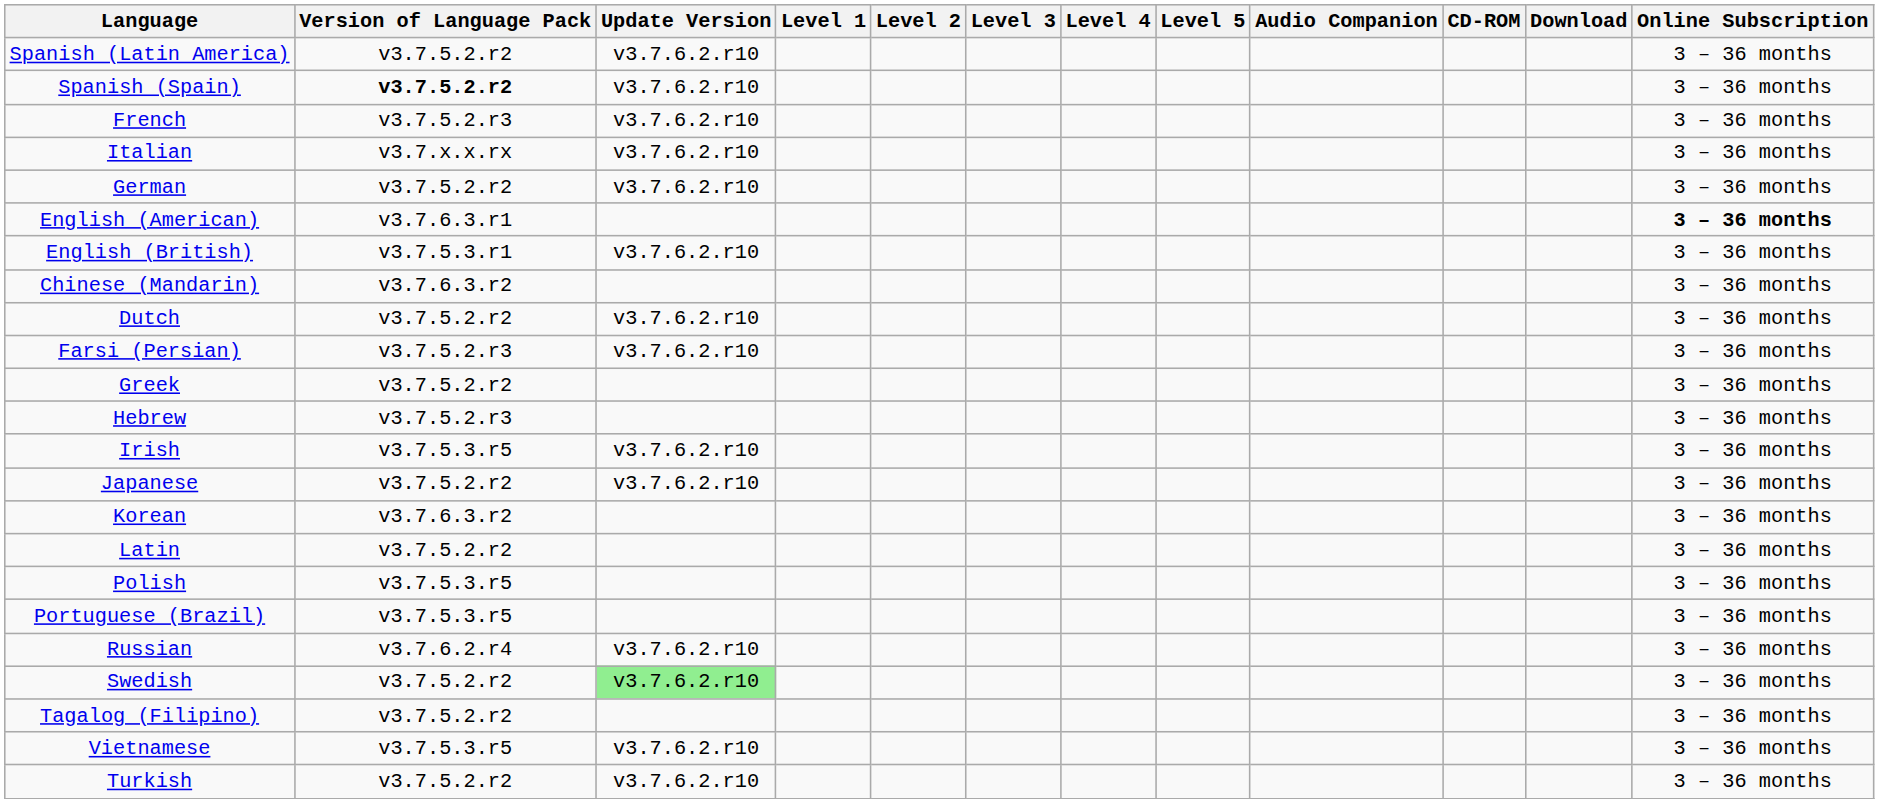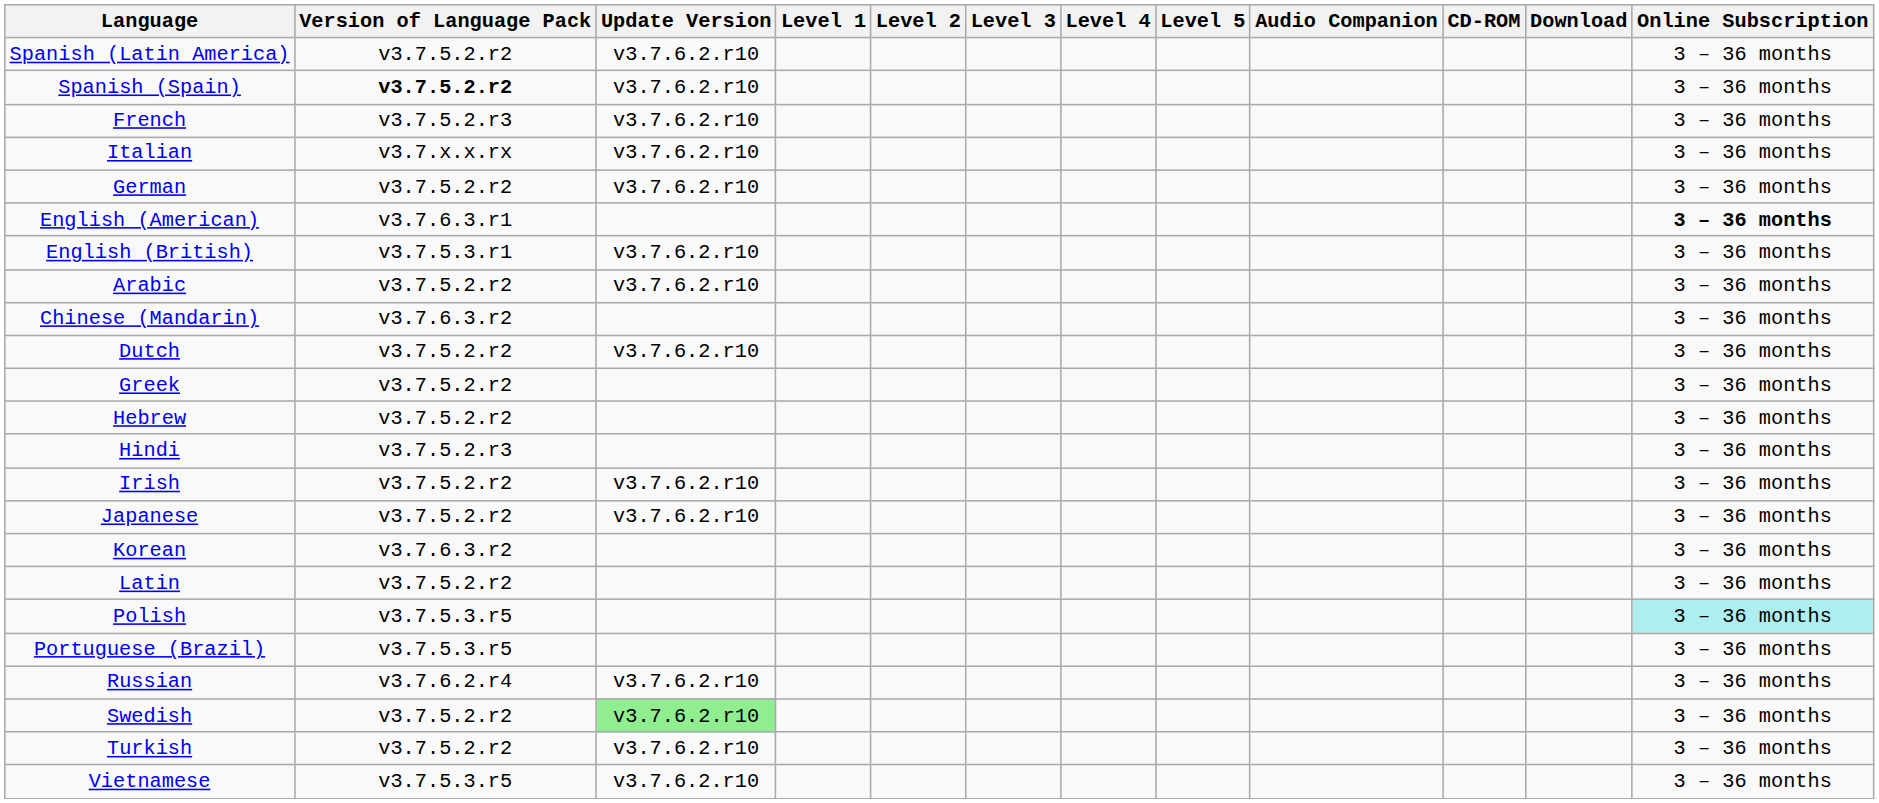+ row: (150, 286)
- row: (150, 352)
(445, 418) v3.7.5.2.r3 -> (445, 418) v3.7.5.2.r2
+ row: (150, 451)
(445, 451) v3.7.5.3.r5 -> (445, 484) v3.7.5.2.r2
(1753, 583) no background -> (1753, 616) paleturquoise background
- row: (150, 715)
rows swapped: (150, 782) <-> (150, 748)
